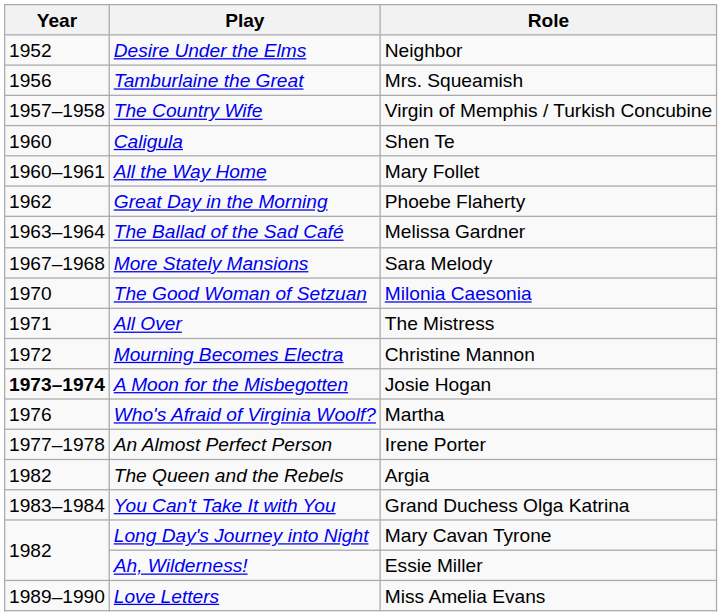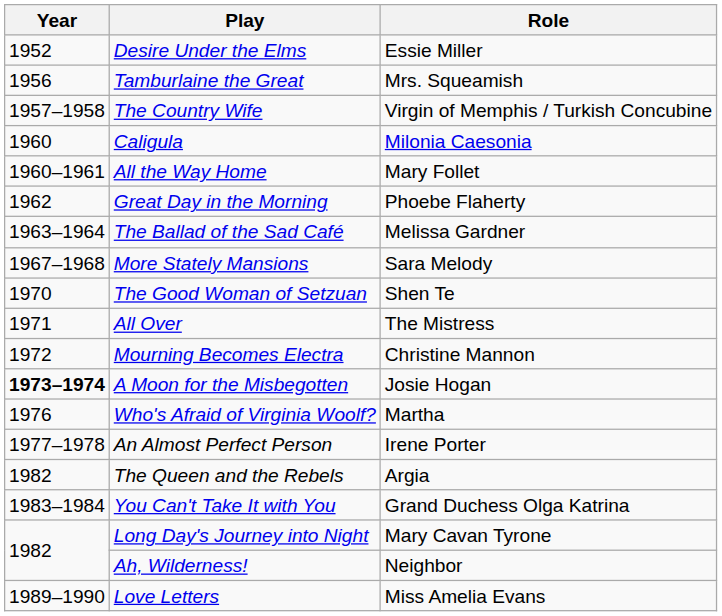(424, 50) Neighbor -> (434, 50) Essie Miller
(420, 141) Shen Te -> (458, 141) Milonia Caesonia
(458, 293) Milonia Caesonia -> (420, 293) Shen Te
(434, 566) Essie Miller -> (424, 566) Neighbor
